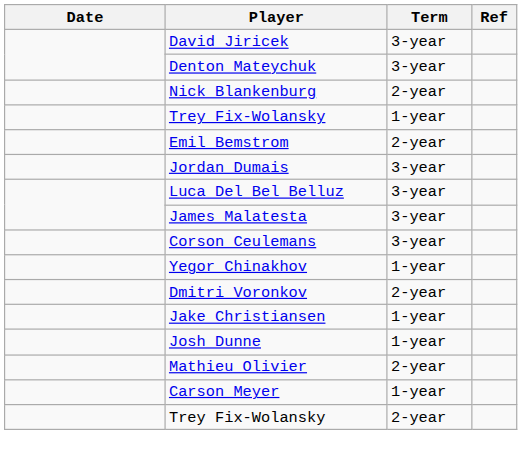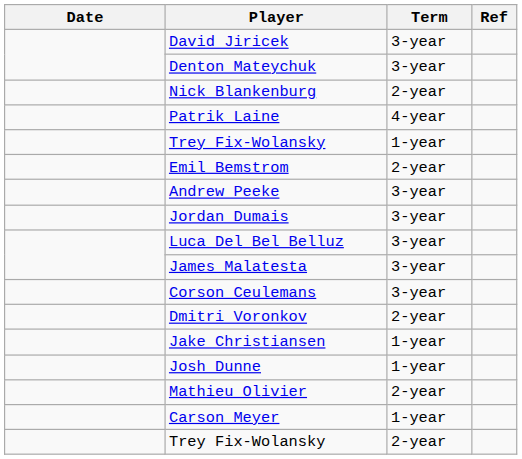+ row: (224, 117)
+ row: (224, 192)
- row: (238, 267)
